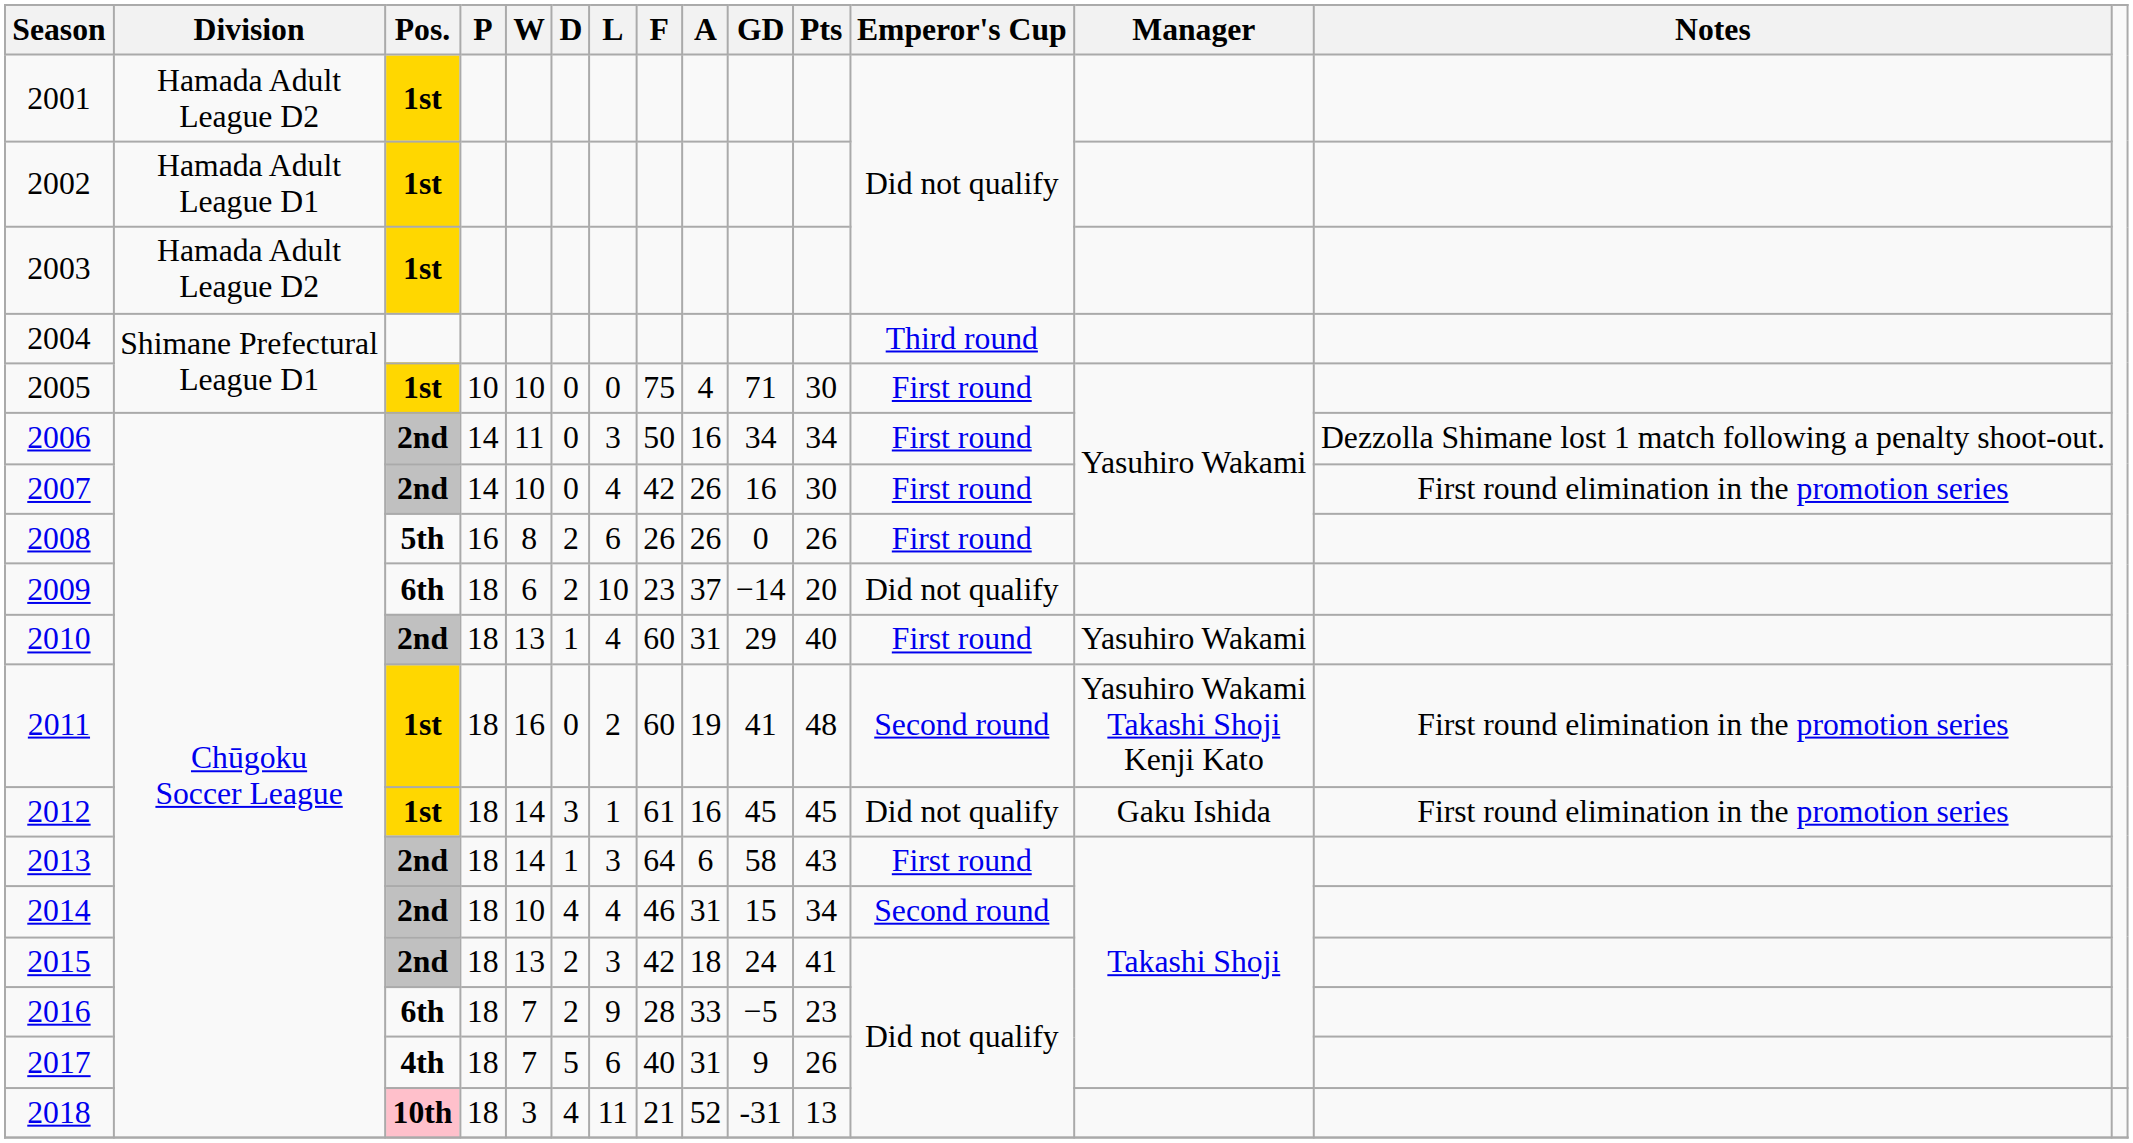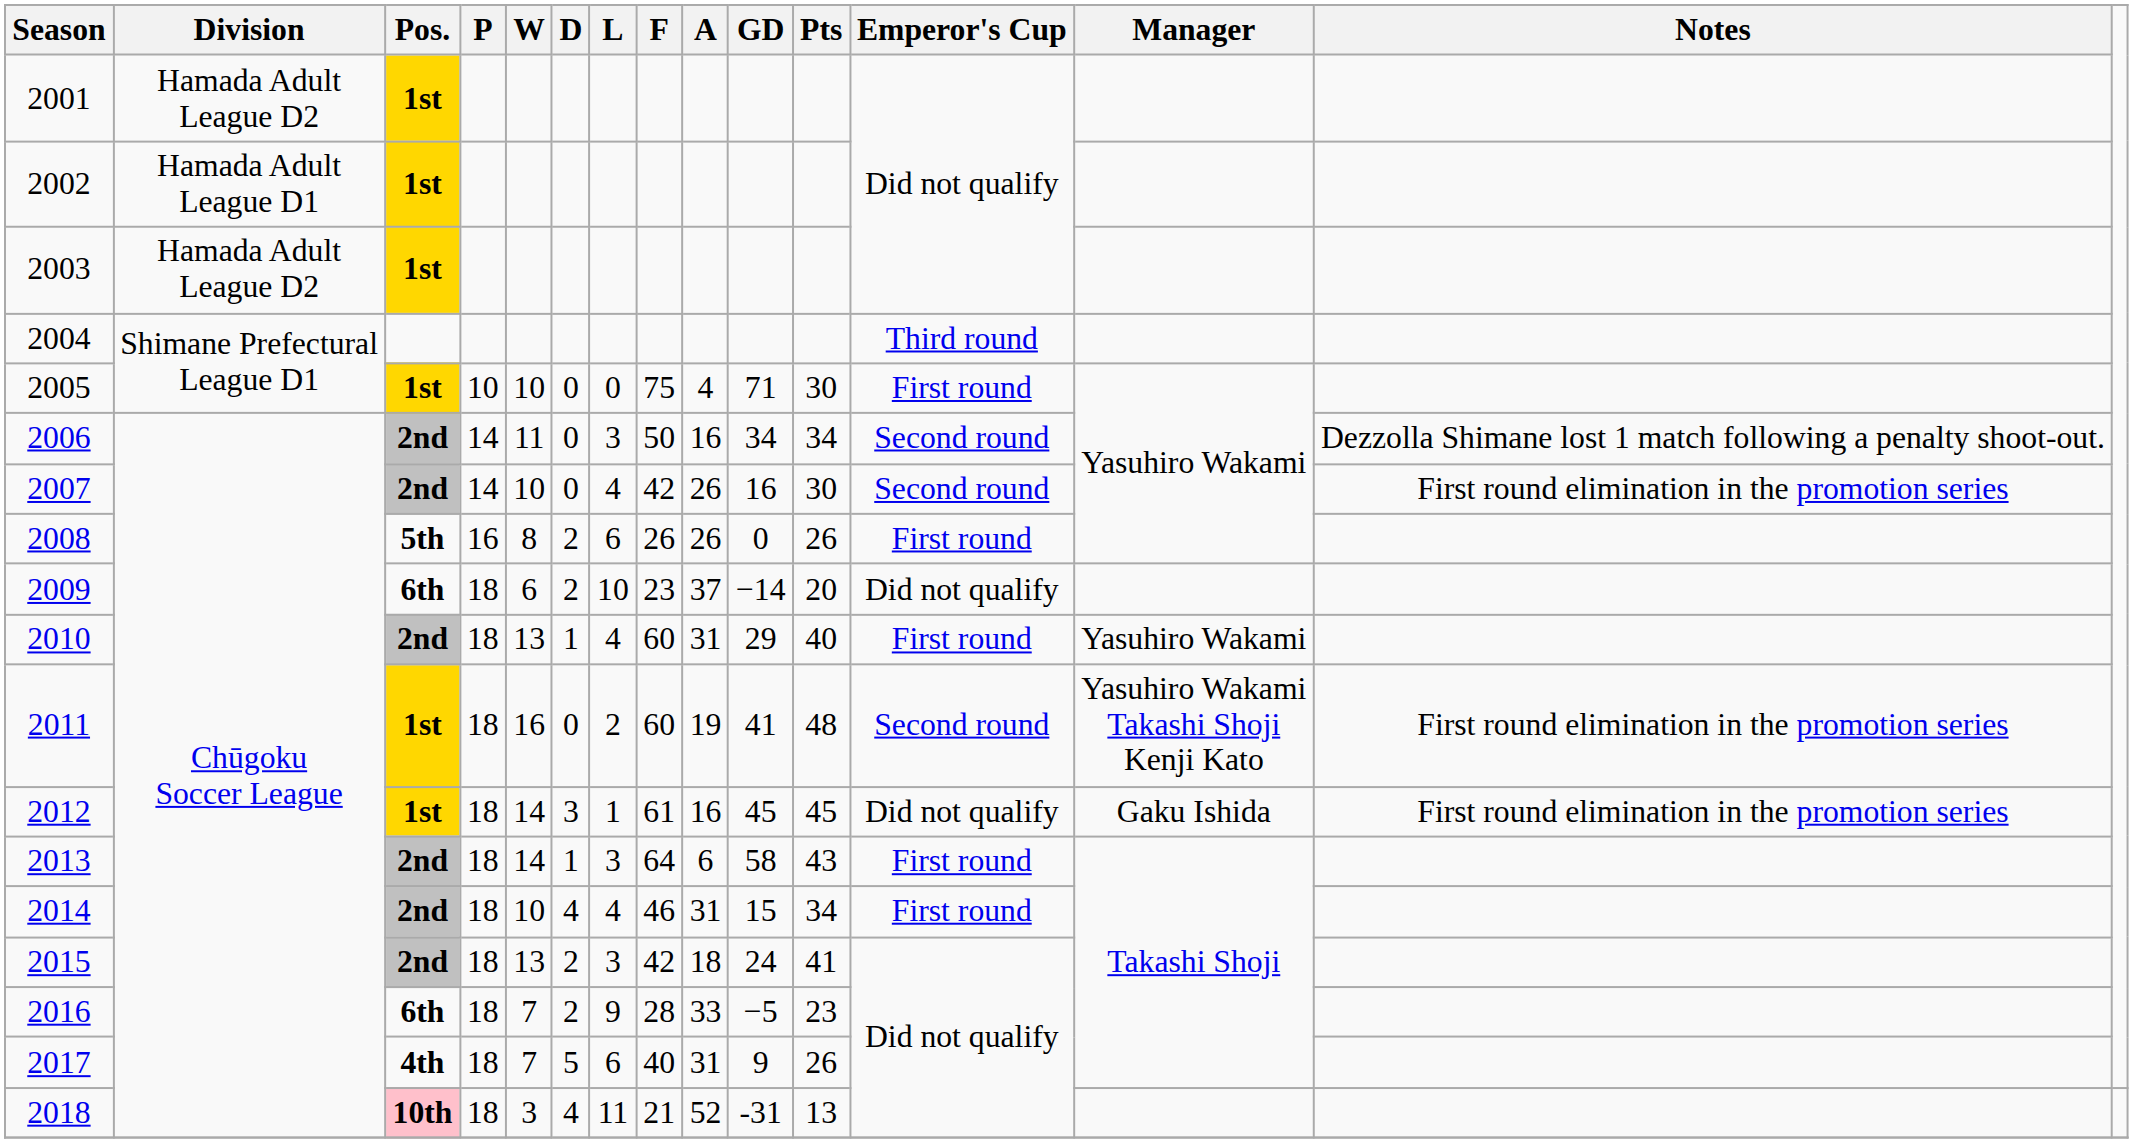(962, 437) First round -> (962, 437) Second round
(962, 488) First round -> (962, 488) Second round
(962, 911) Second round -> (962, 911) First round
